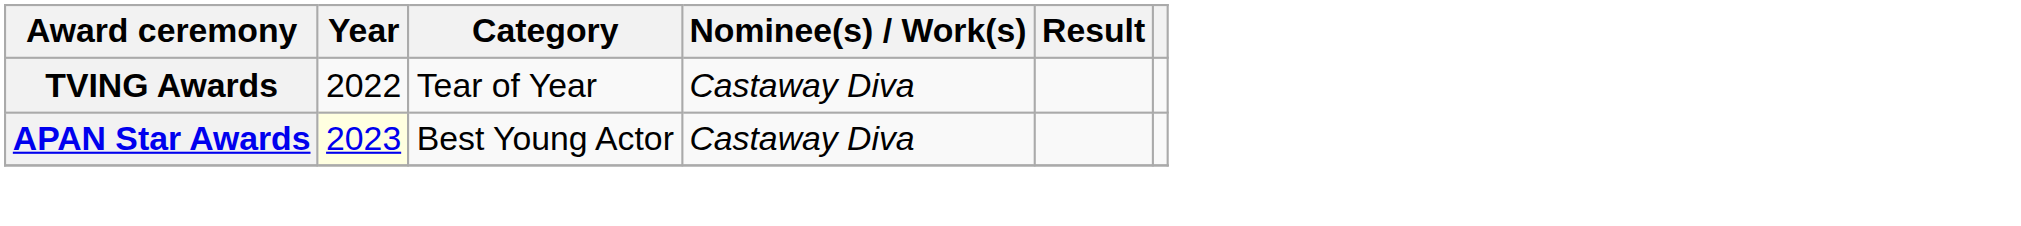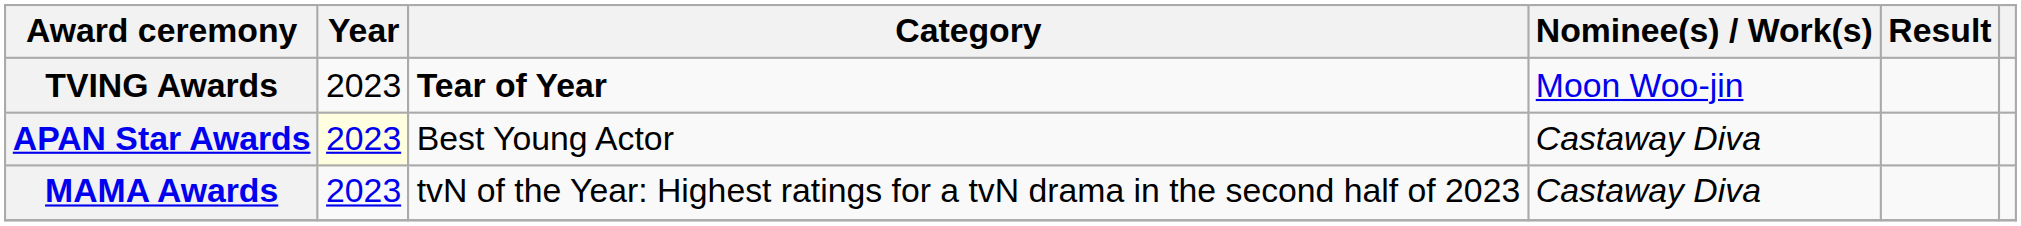(364, 84) 2022 -> (364, 84) 2023
(507, 84) normal -> (512, 84) bold
(802, 84) Castaway Diva -> (1640, 84) Moon Woo-jin
+ row: (162, 191)
